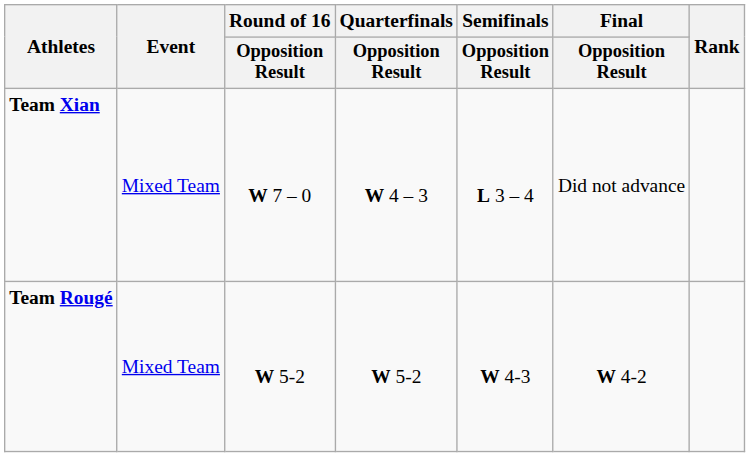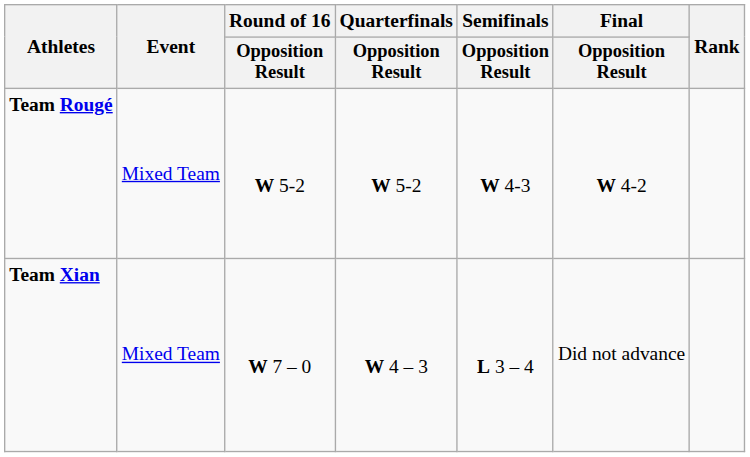rows swapped: (54, 104) <-> (61, 297)
